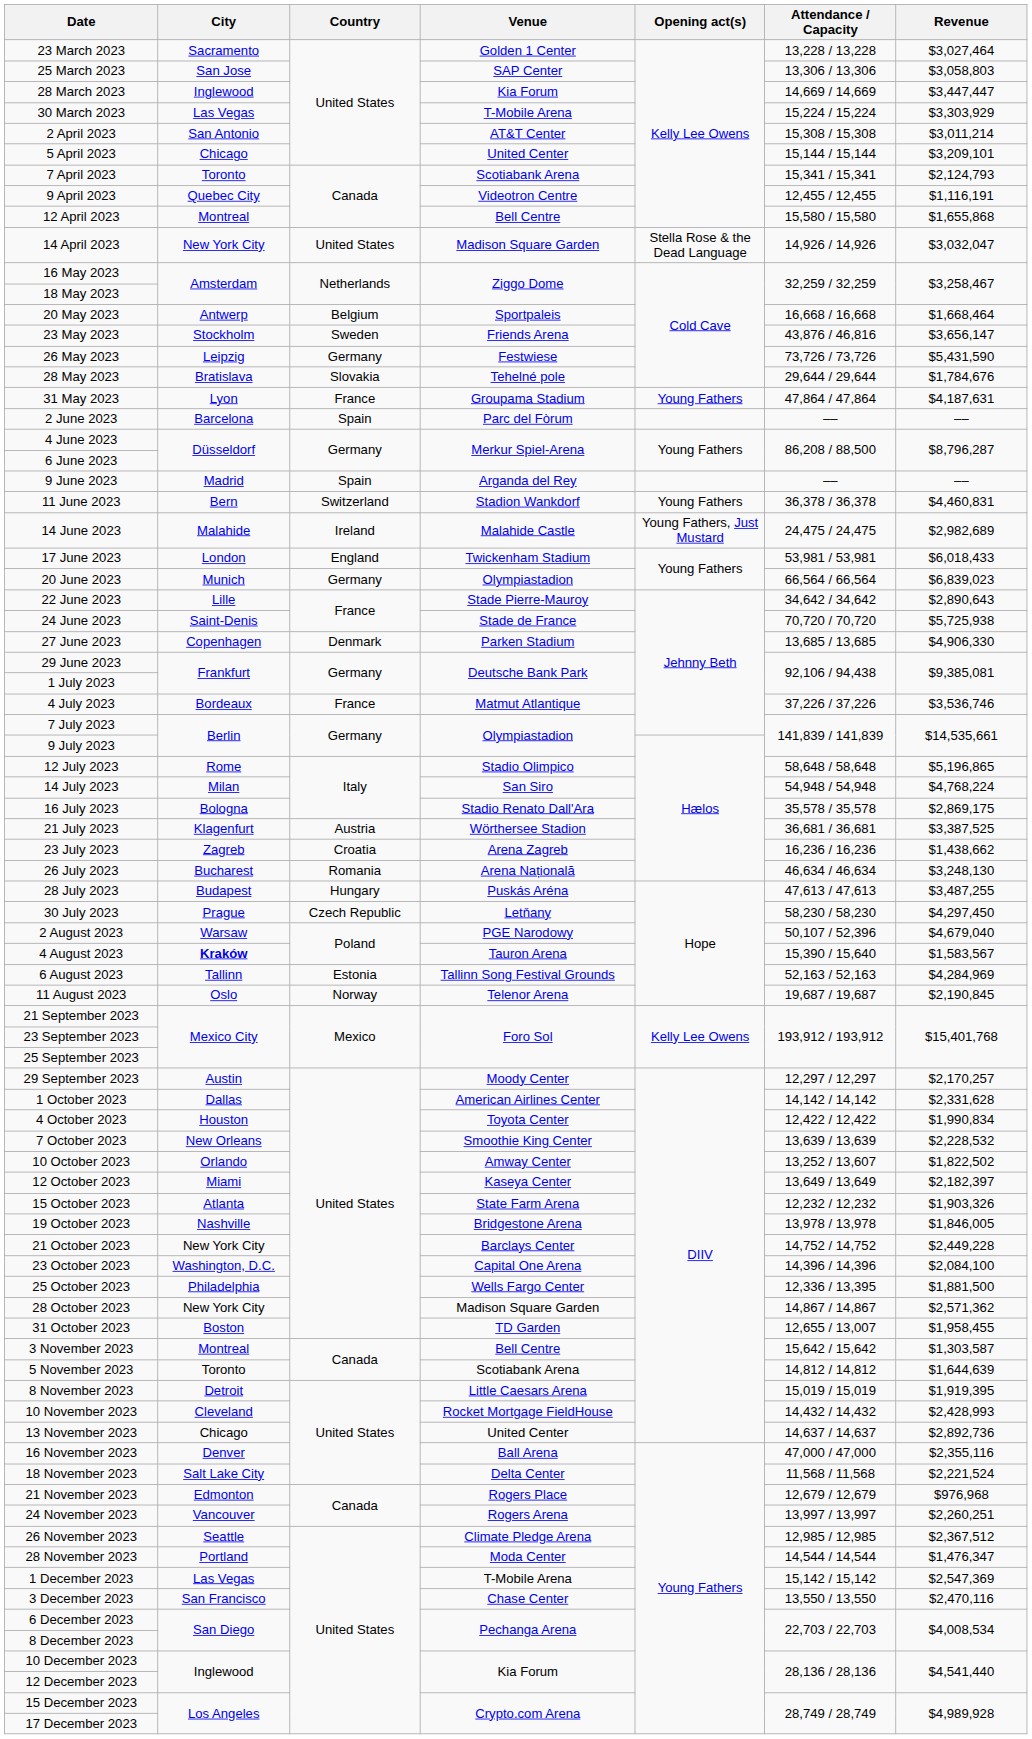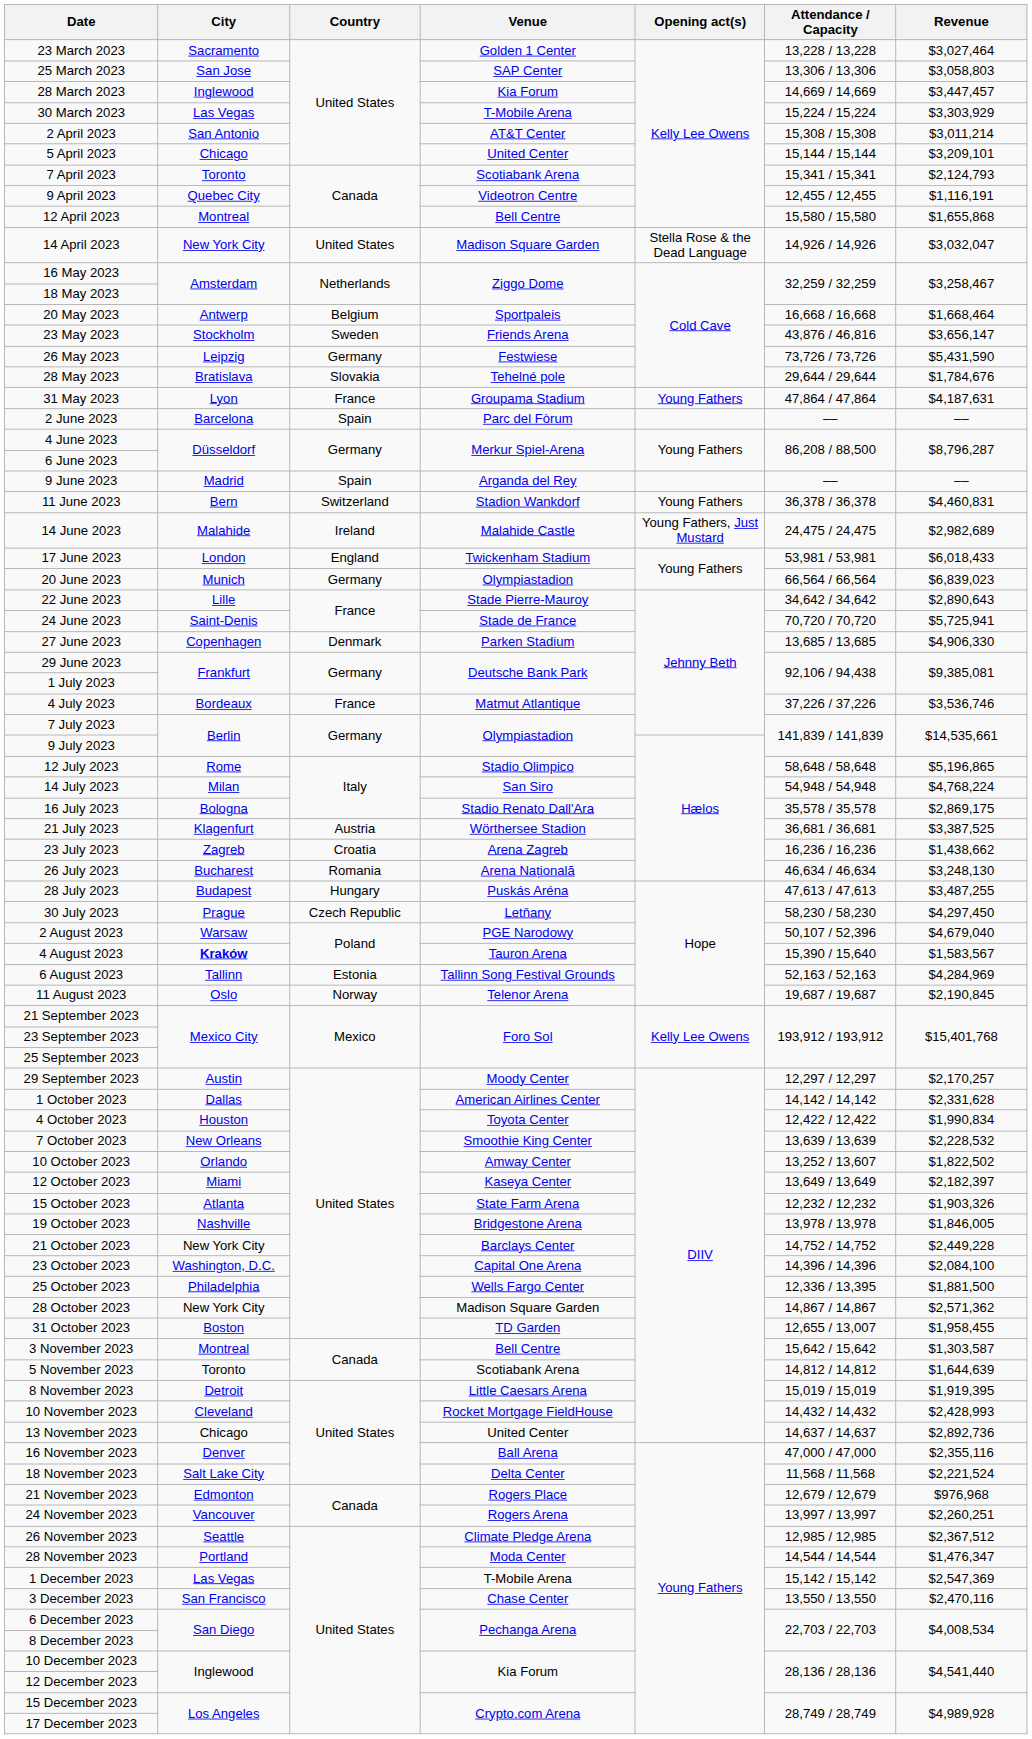(961, 92) $3,447,447 -> (961, 92) $3,447,457
(961, 620) $5,725,938 -> (961, 620) $5,725,941
